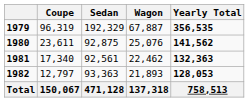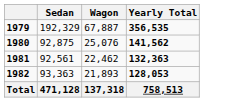- column: (60, 12)
